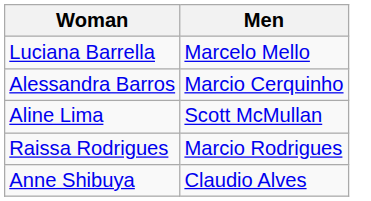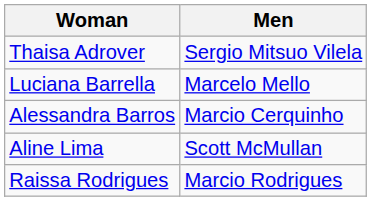+ row: (77, 52)
- row: (72, 180)
